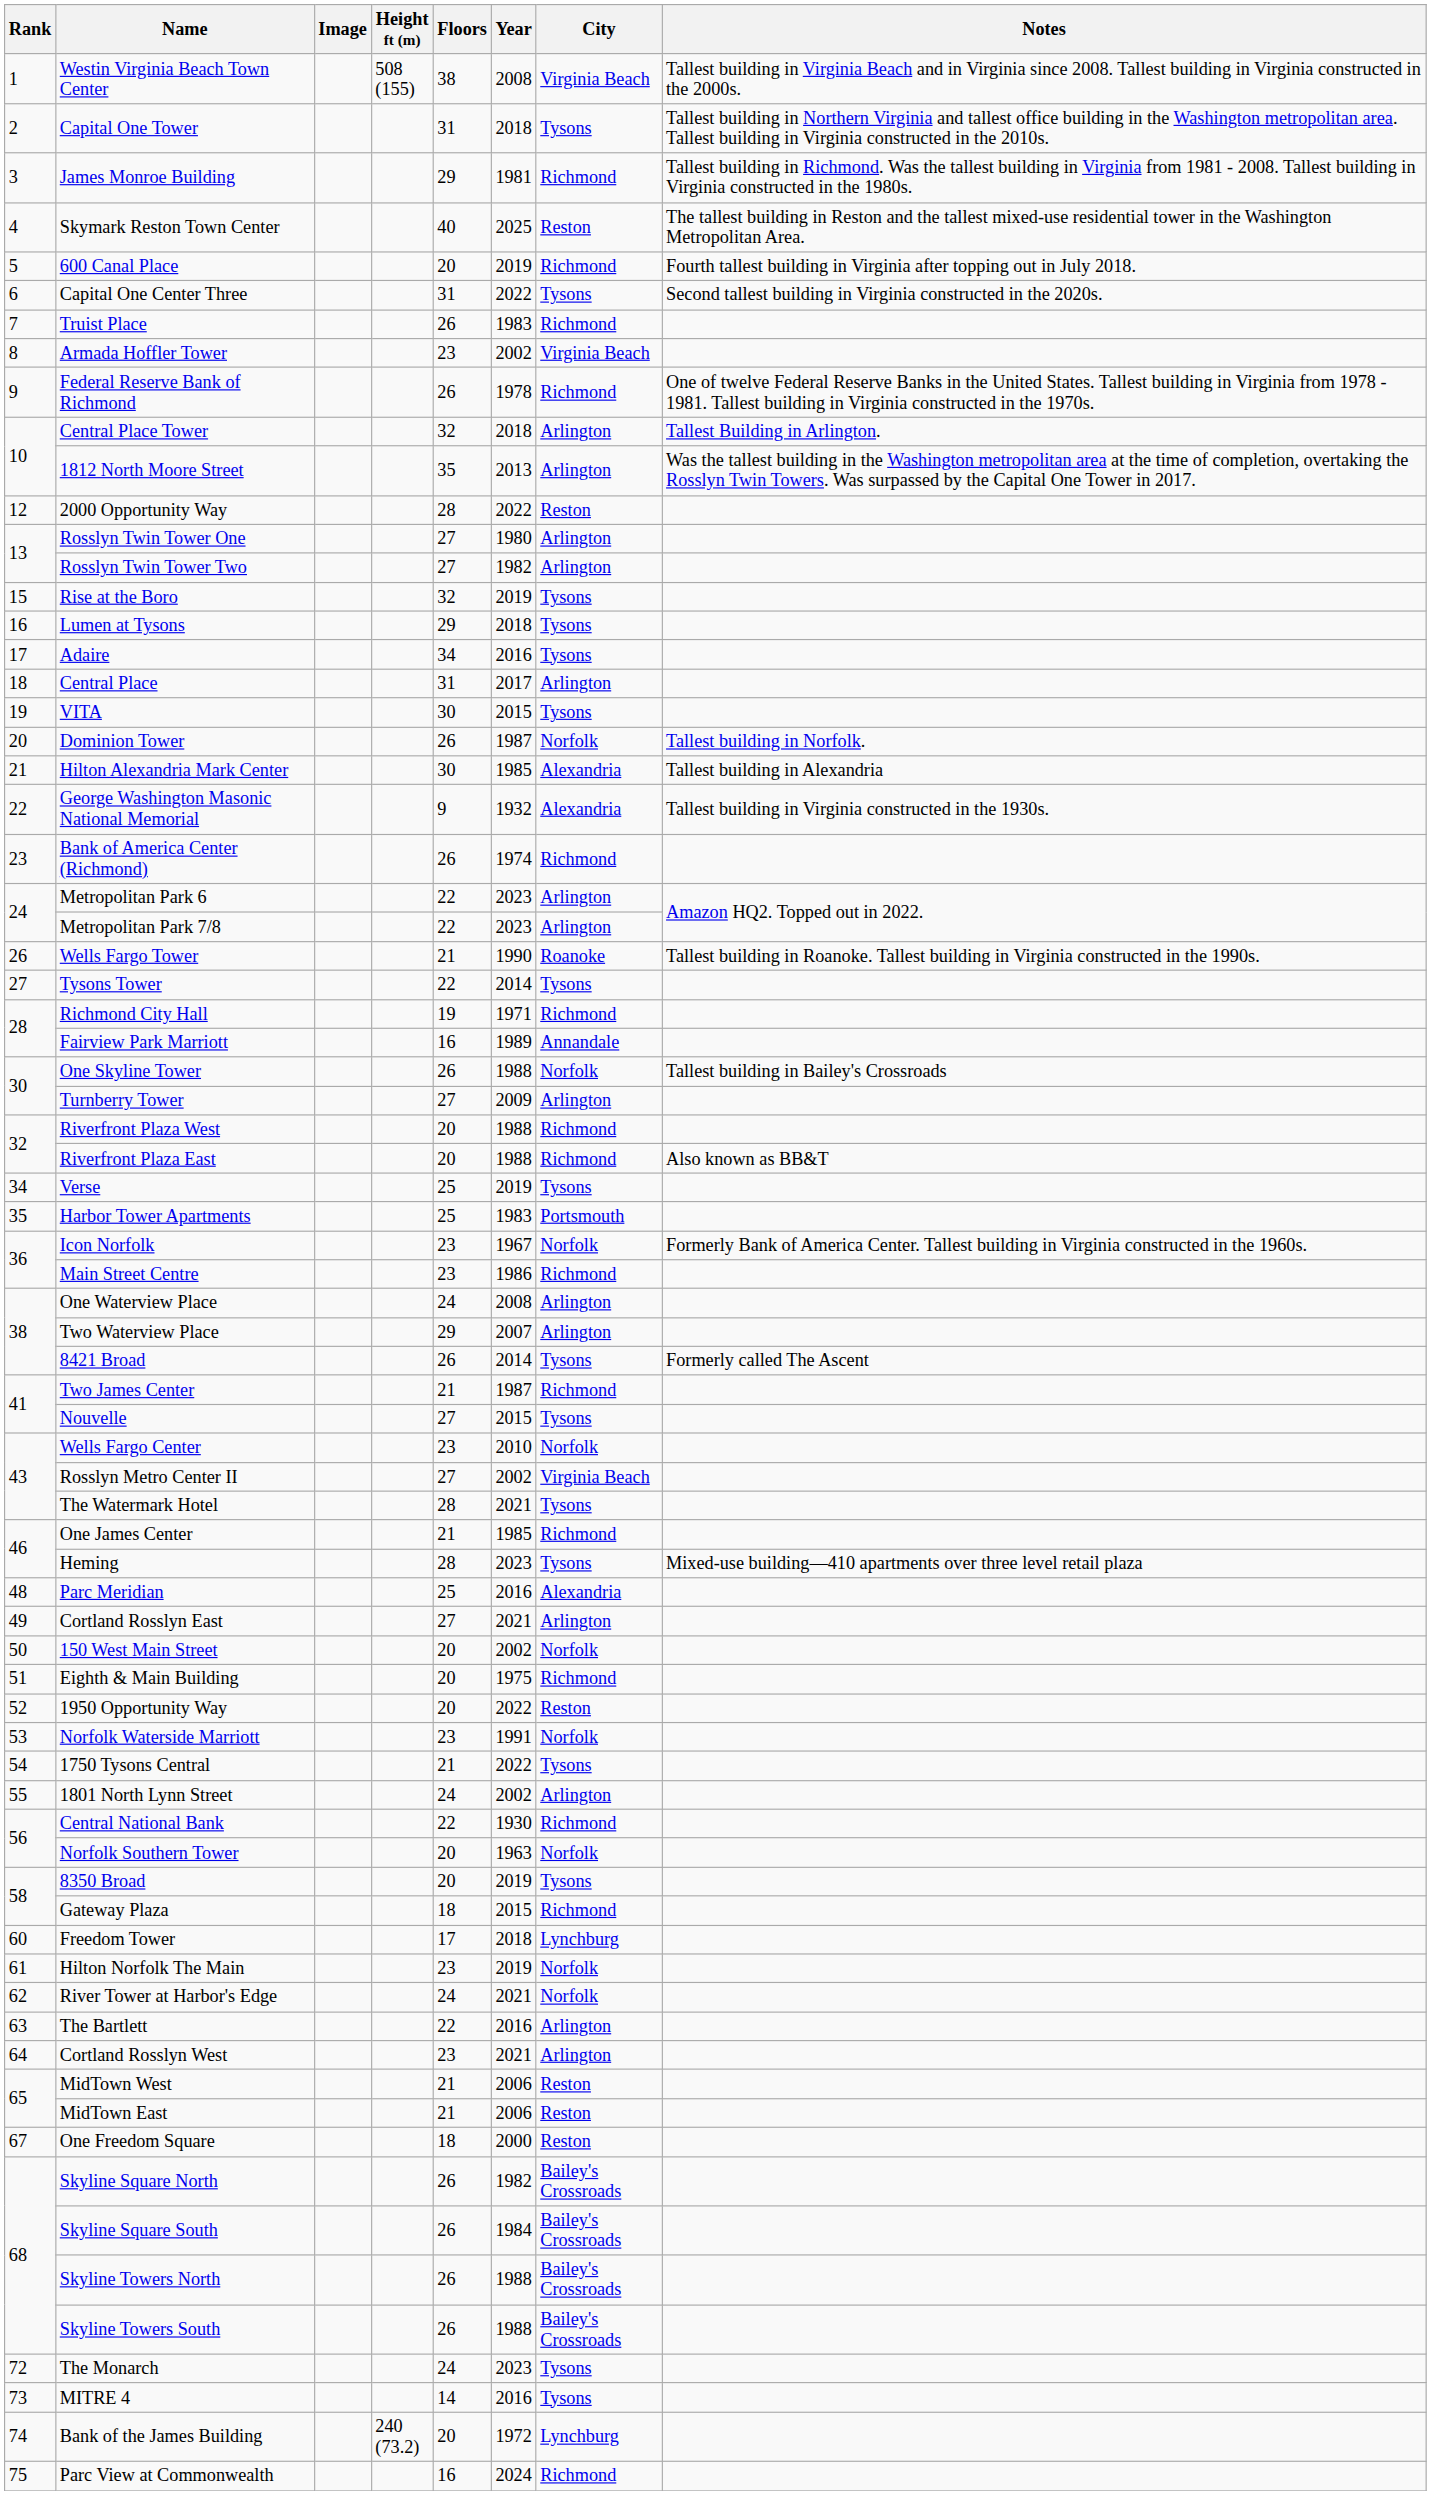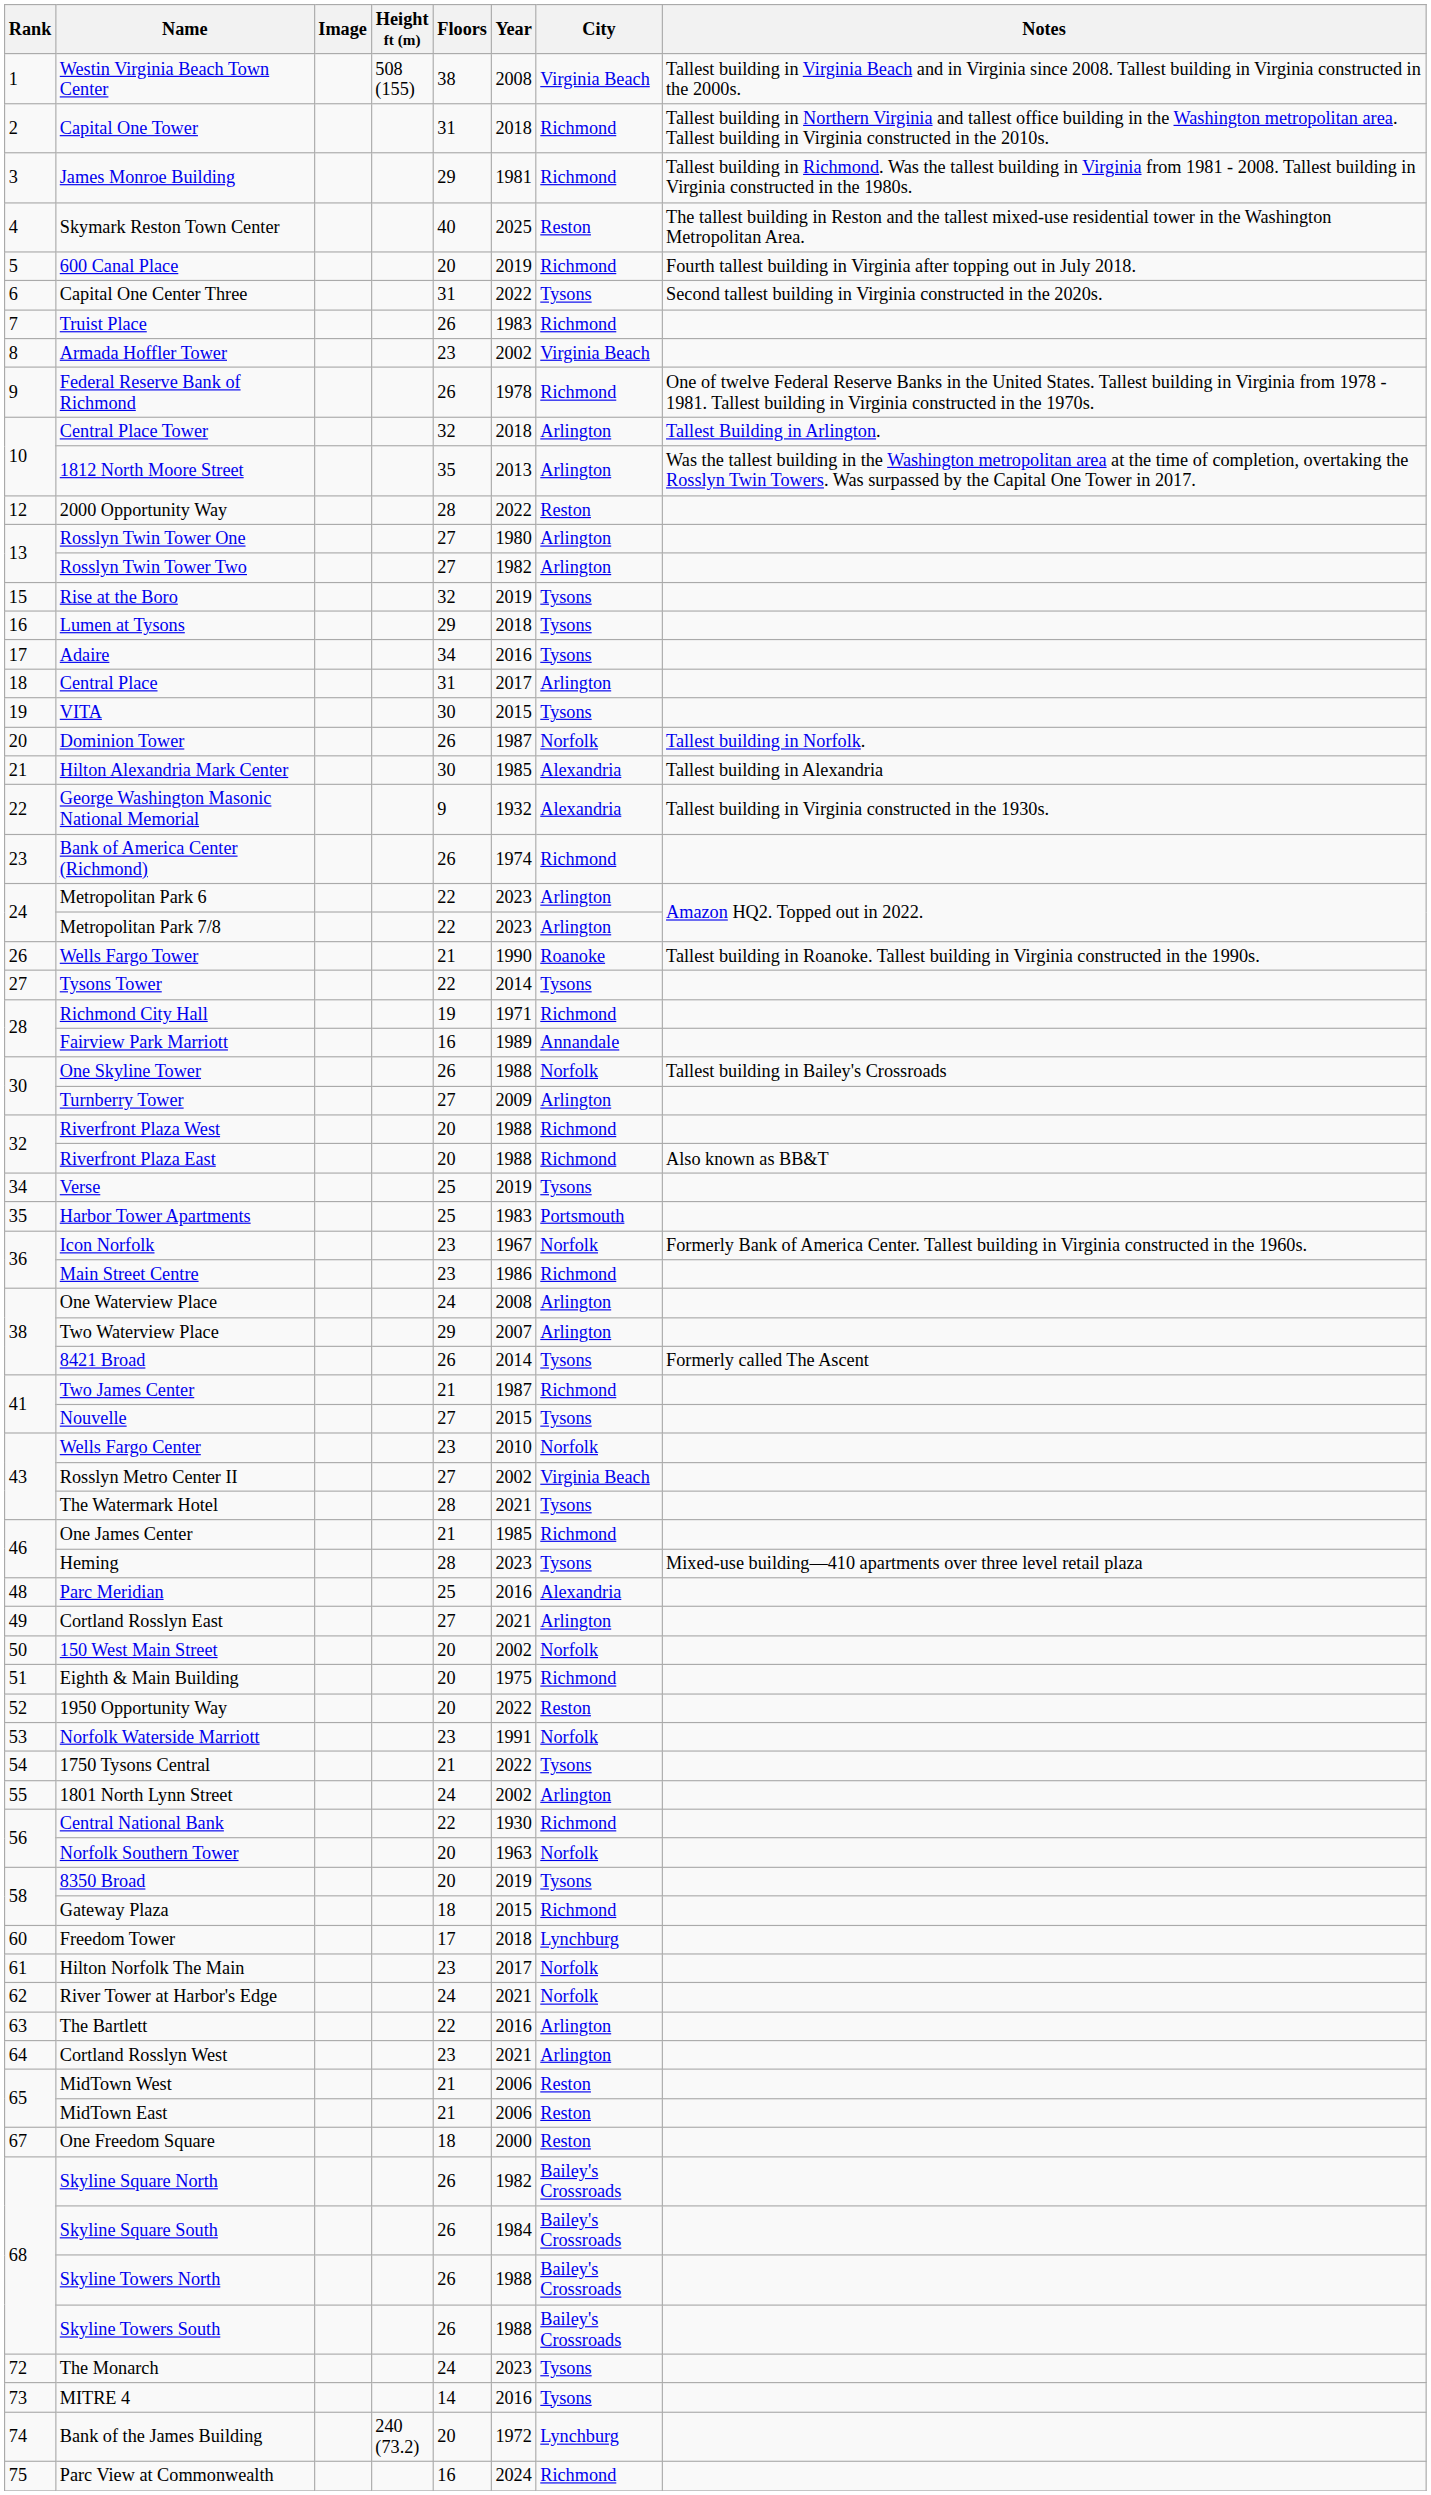(566, 128) Tysons -> (578, 128) Richmond
(514, 1968) 2019 -> (514, 1968) 2017
